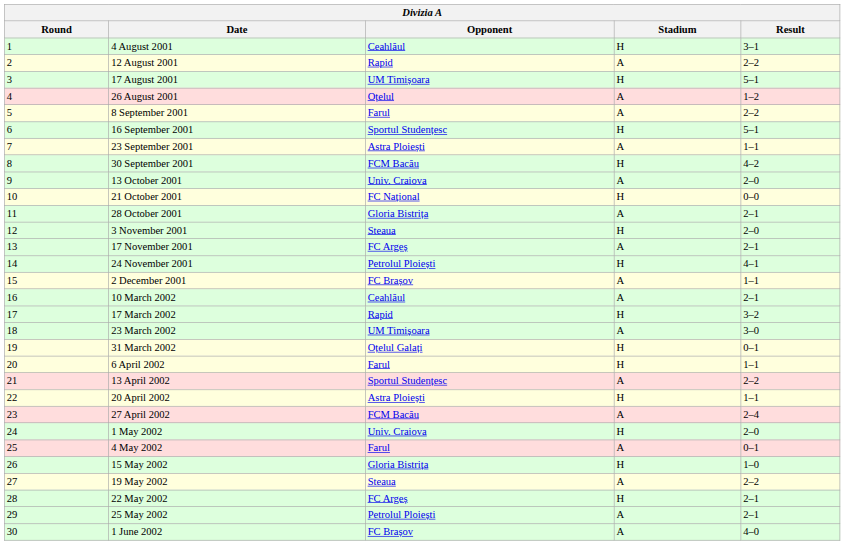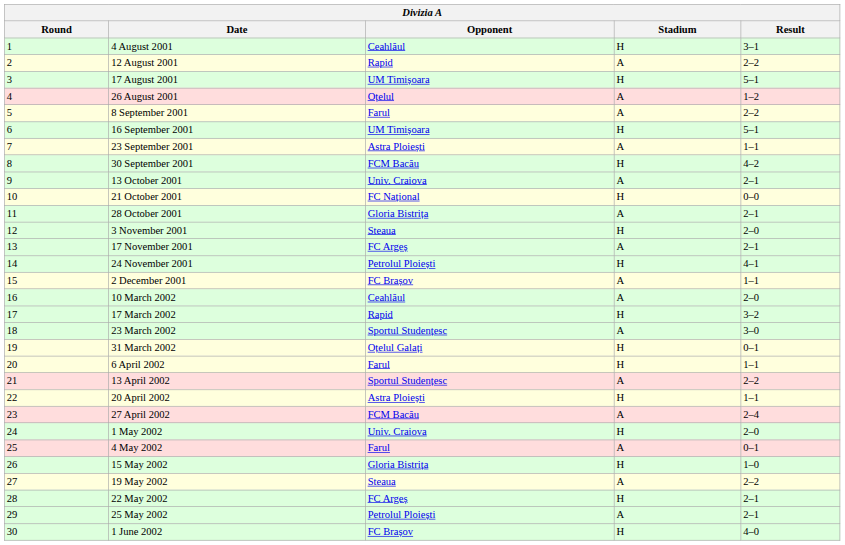(407, 130) Sportul Studențesc -> (399, 130) UM Timișoara
(751, 180) 2–0 -> (751, 180) 2–1
(751, 297) 2–1 -> (751, 297) 2–0
(399, 331) UM Timișoara -> (407, 331) Sportul Studențesc
(620, 532) A -> (620, 532) H
